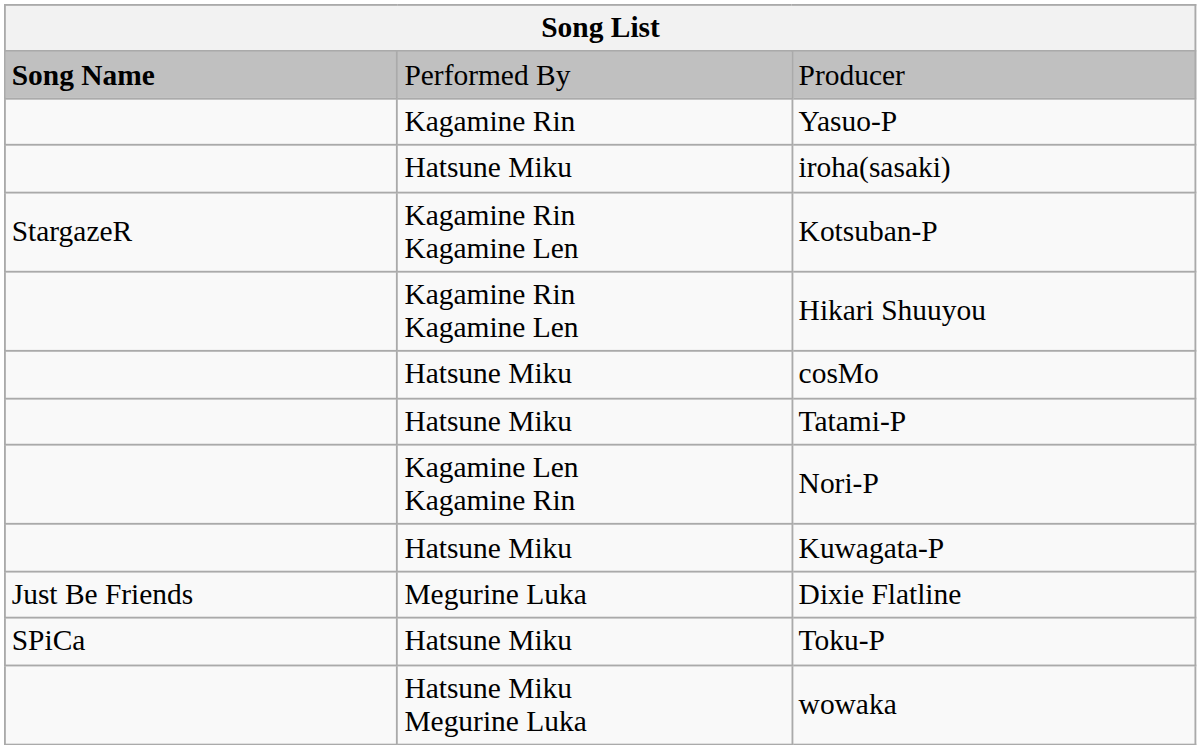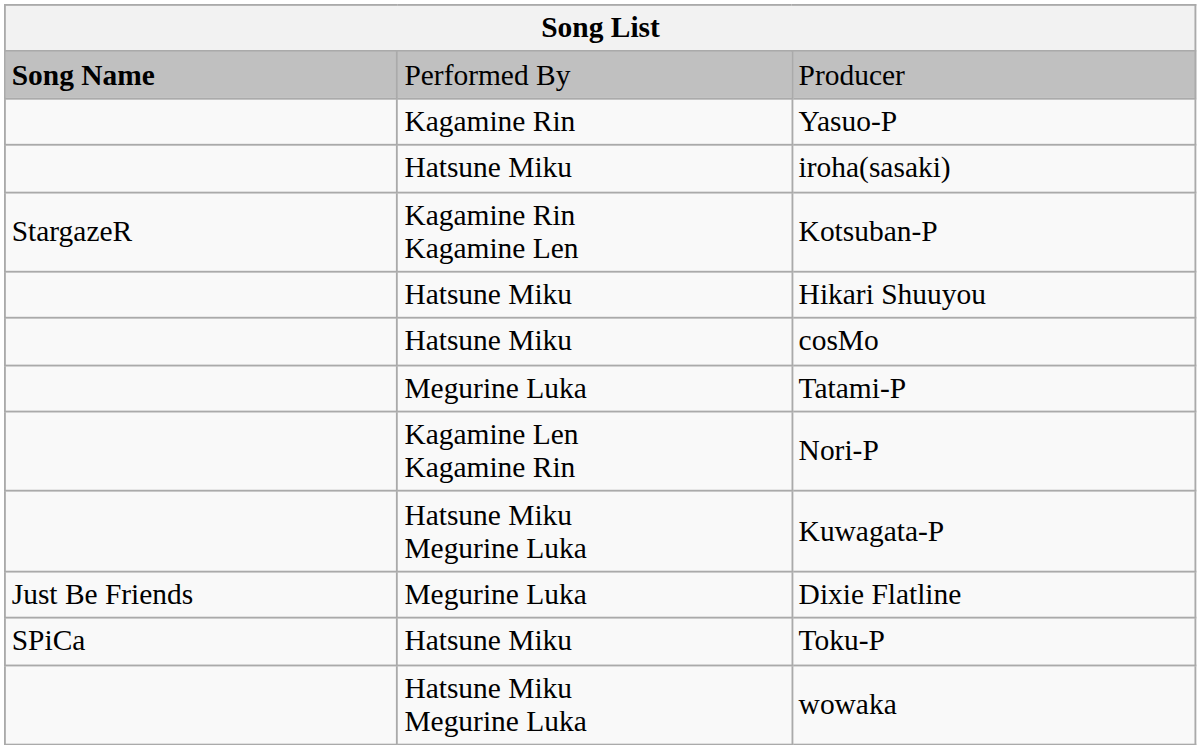(491, 310) Kagamine Rin Kagamine Len -> (488, 294) Hatsune Miku
(488, 420) Hatsune Miku -> (496, 387) Megurine Luka
(488, 547) Hatsune Miku -> (496, 530) Hatsune Miku Megurine Luka
